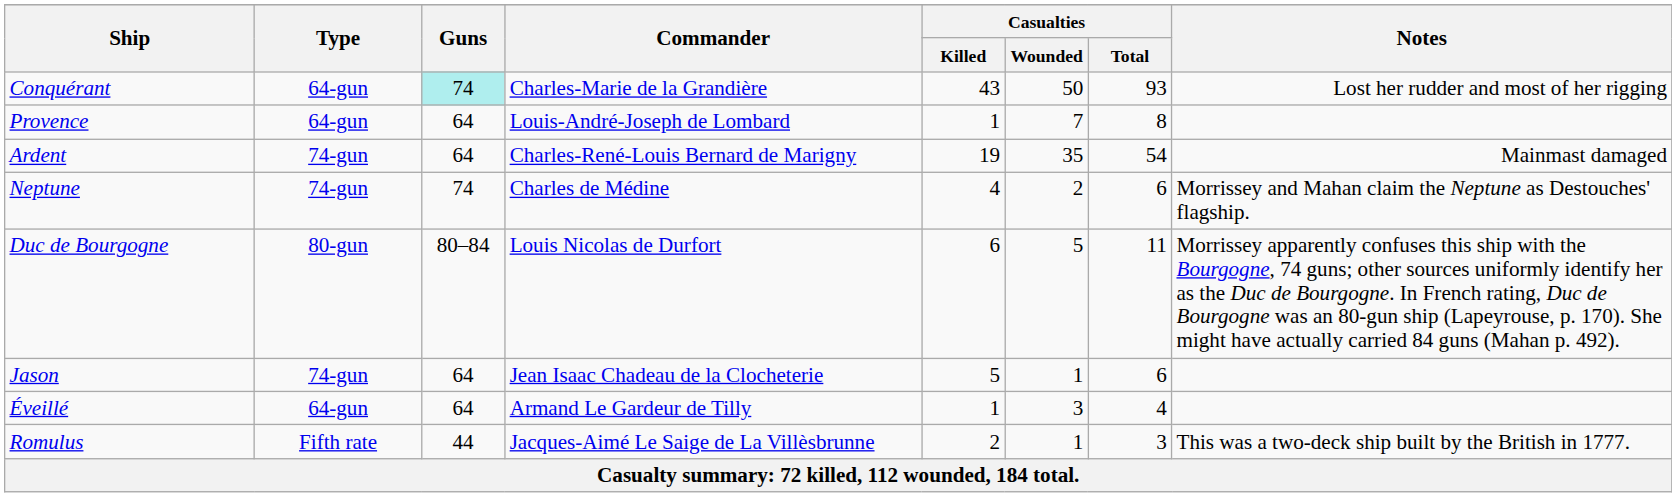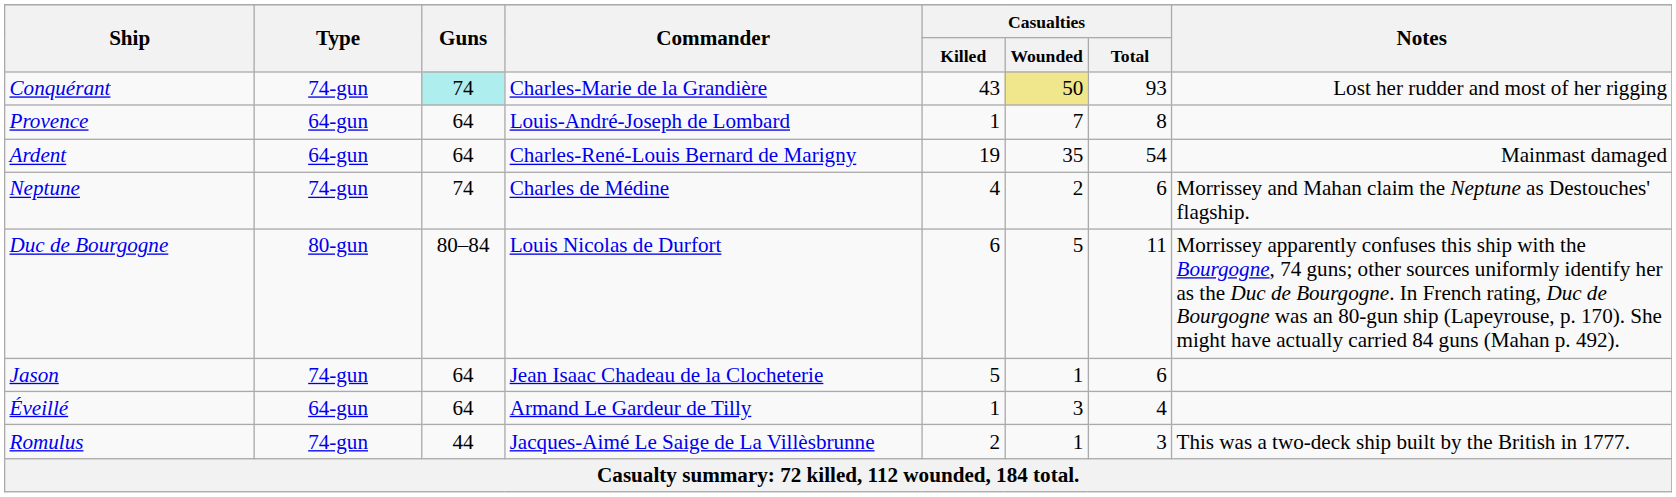(338, 88) 64-gun -> (338, 88) 74-gun
(1073, 88) no background -> (1073, 88) khaki background
(338, 155) 74-gun -> (338, 155) 64-gun
(338, 441) Fifth rate -> (338, 441) 74-gun
